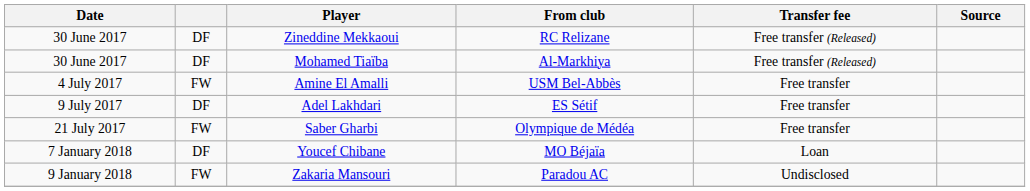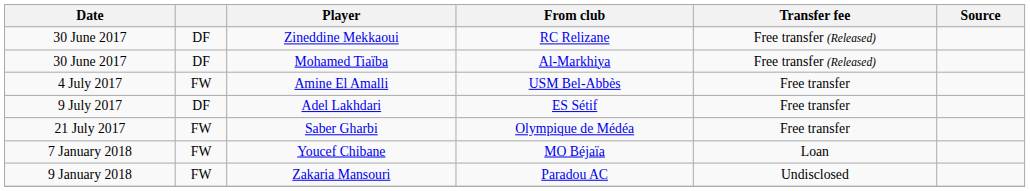(201, 151) DF -> (201, 151) FW
